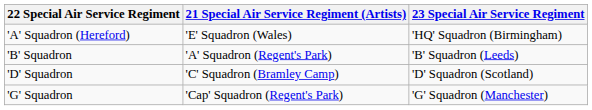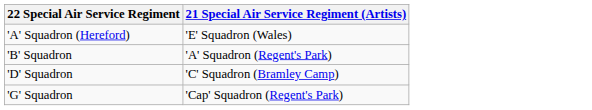- column: (498, 14)
